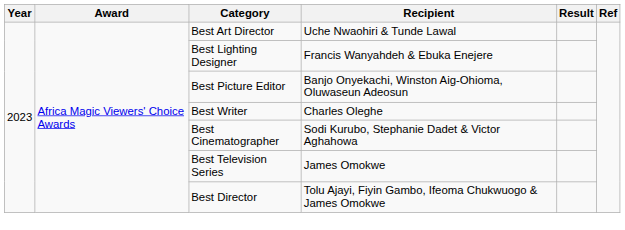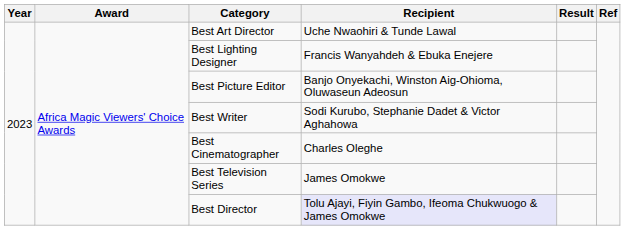(343, 111) Charles Oleghe -> (402, 117) Sodi Kurubo, Stephanie Dadet & Victor Aghahowa
(402, 135) Sodi Kurubo, Stephanie Dadet & Victor Aghahowa -> (343, 148) Charles Oleghe
(421, 197) no background -> (421, 209) lavender background
